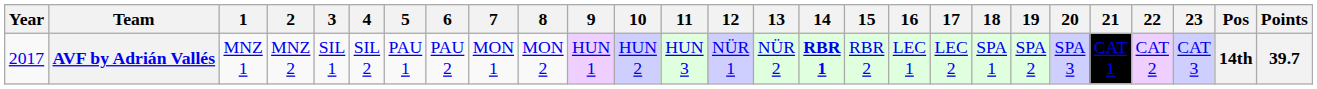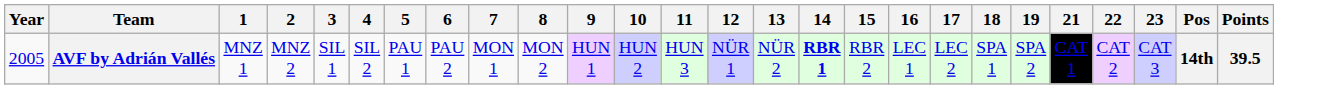- column: (1070, 18)
(27, 58) 2017 -> (27, 58) 2005
(1284, 58) 39.7 -> (1245, 58) 39.5
